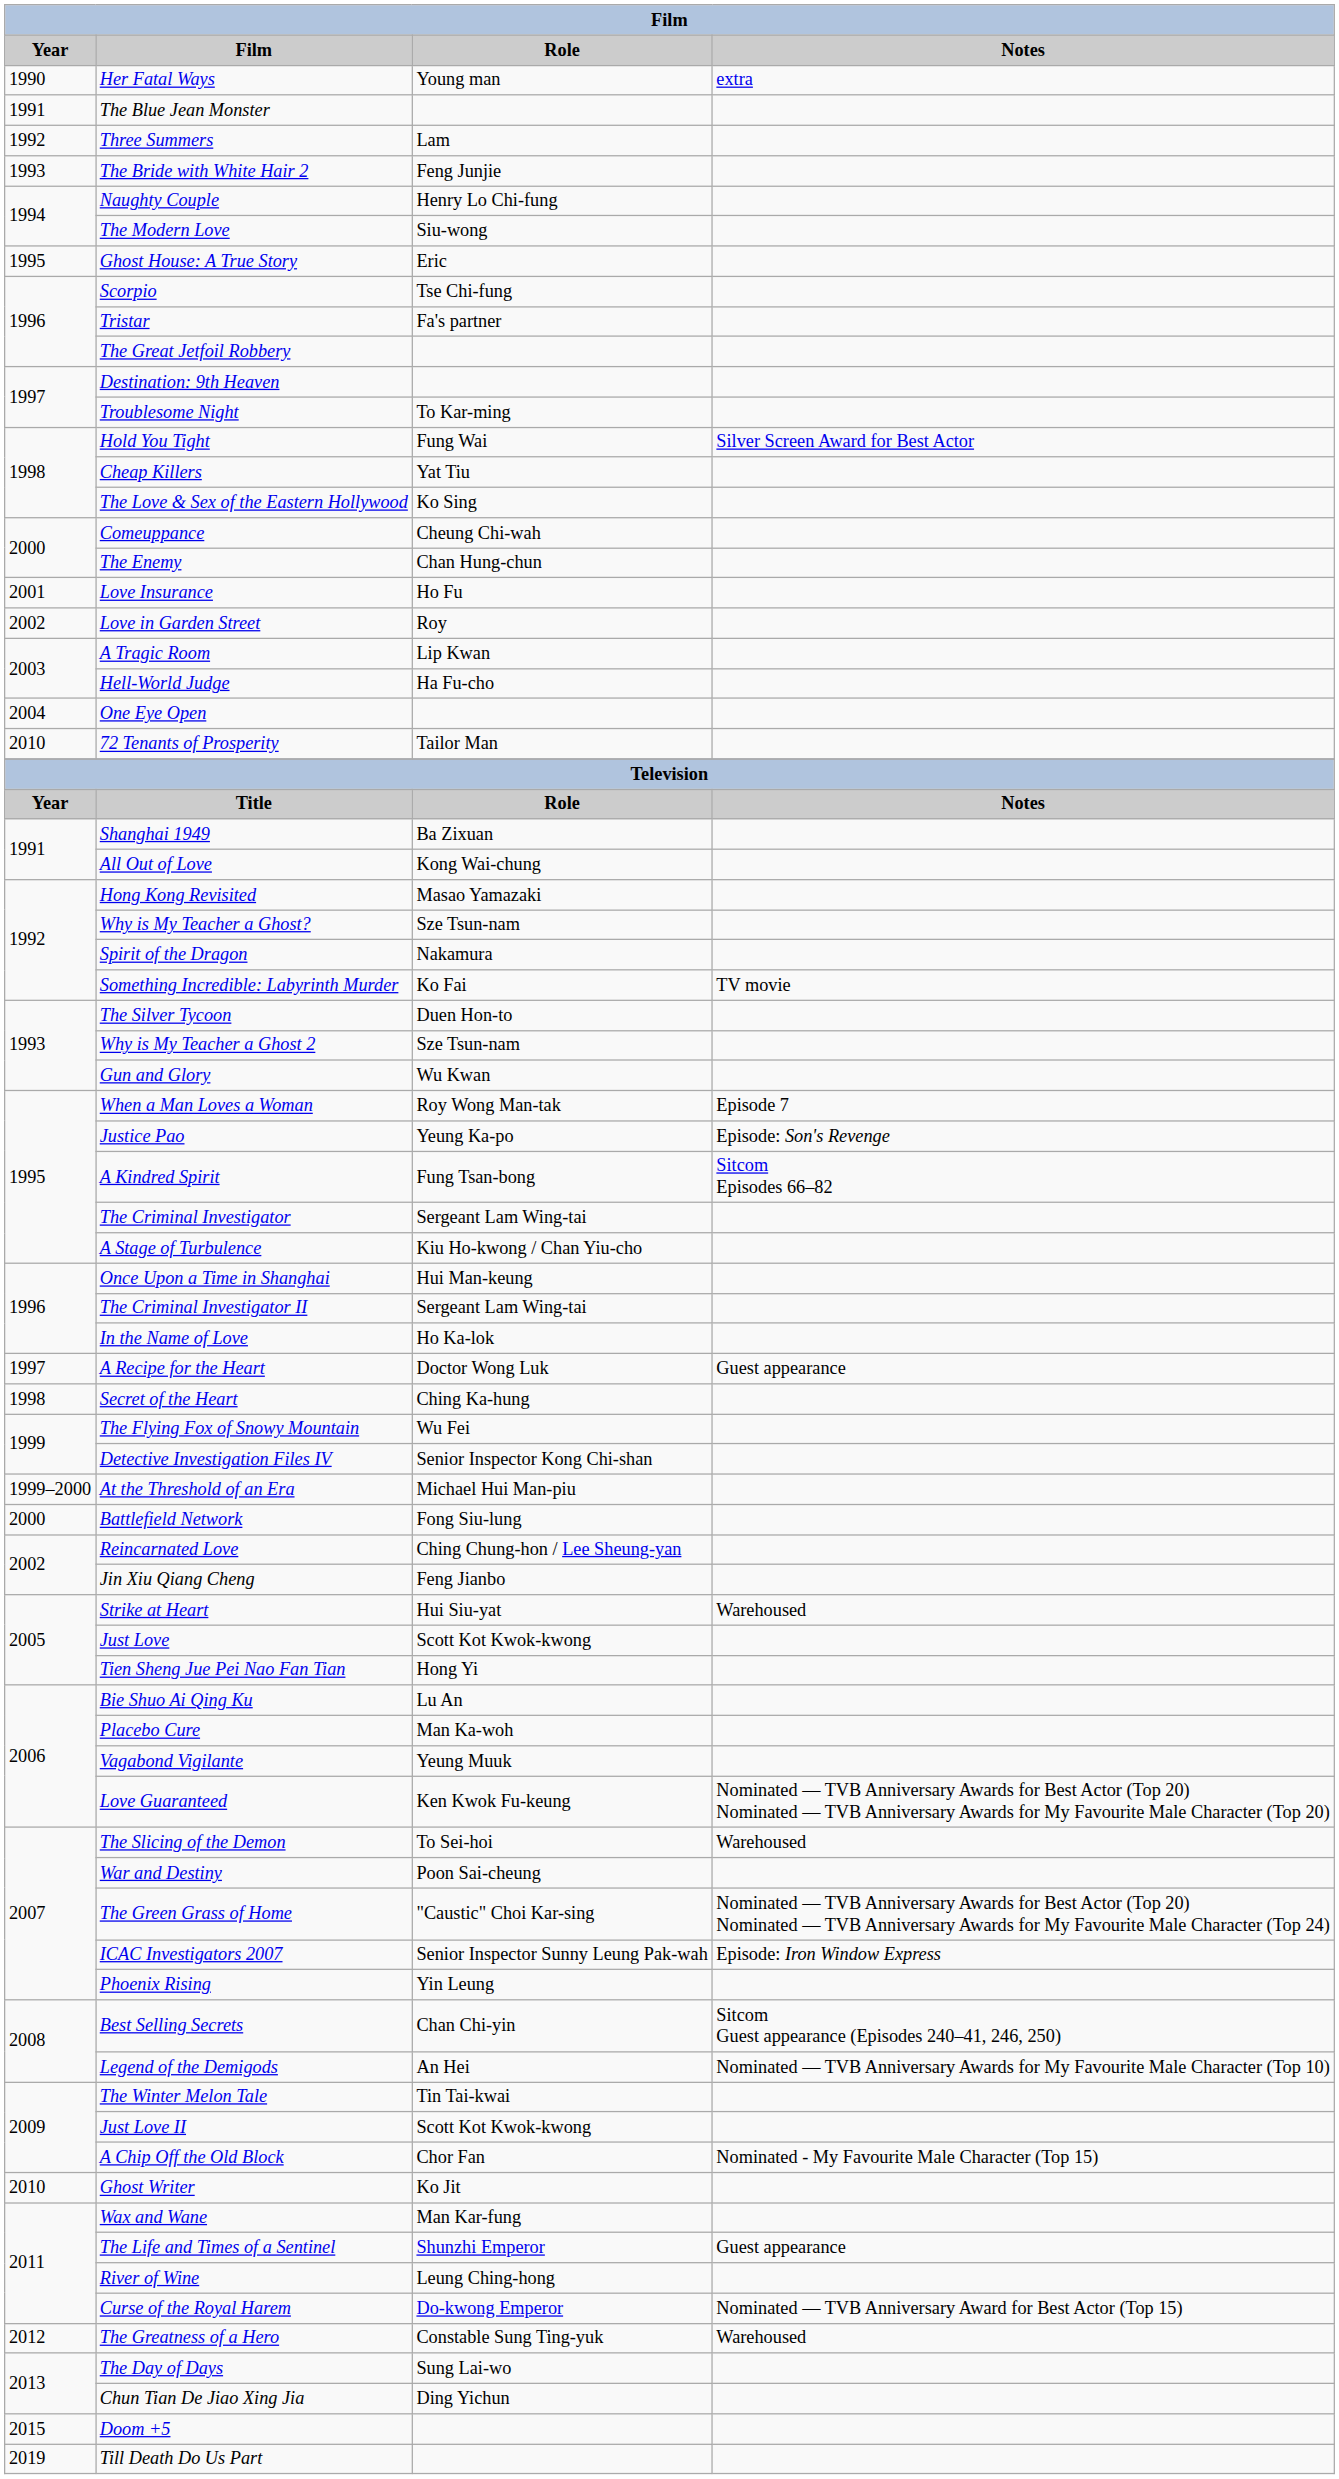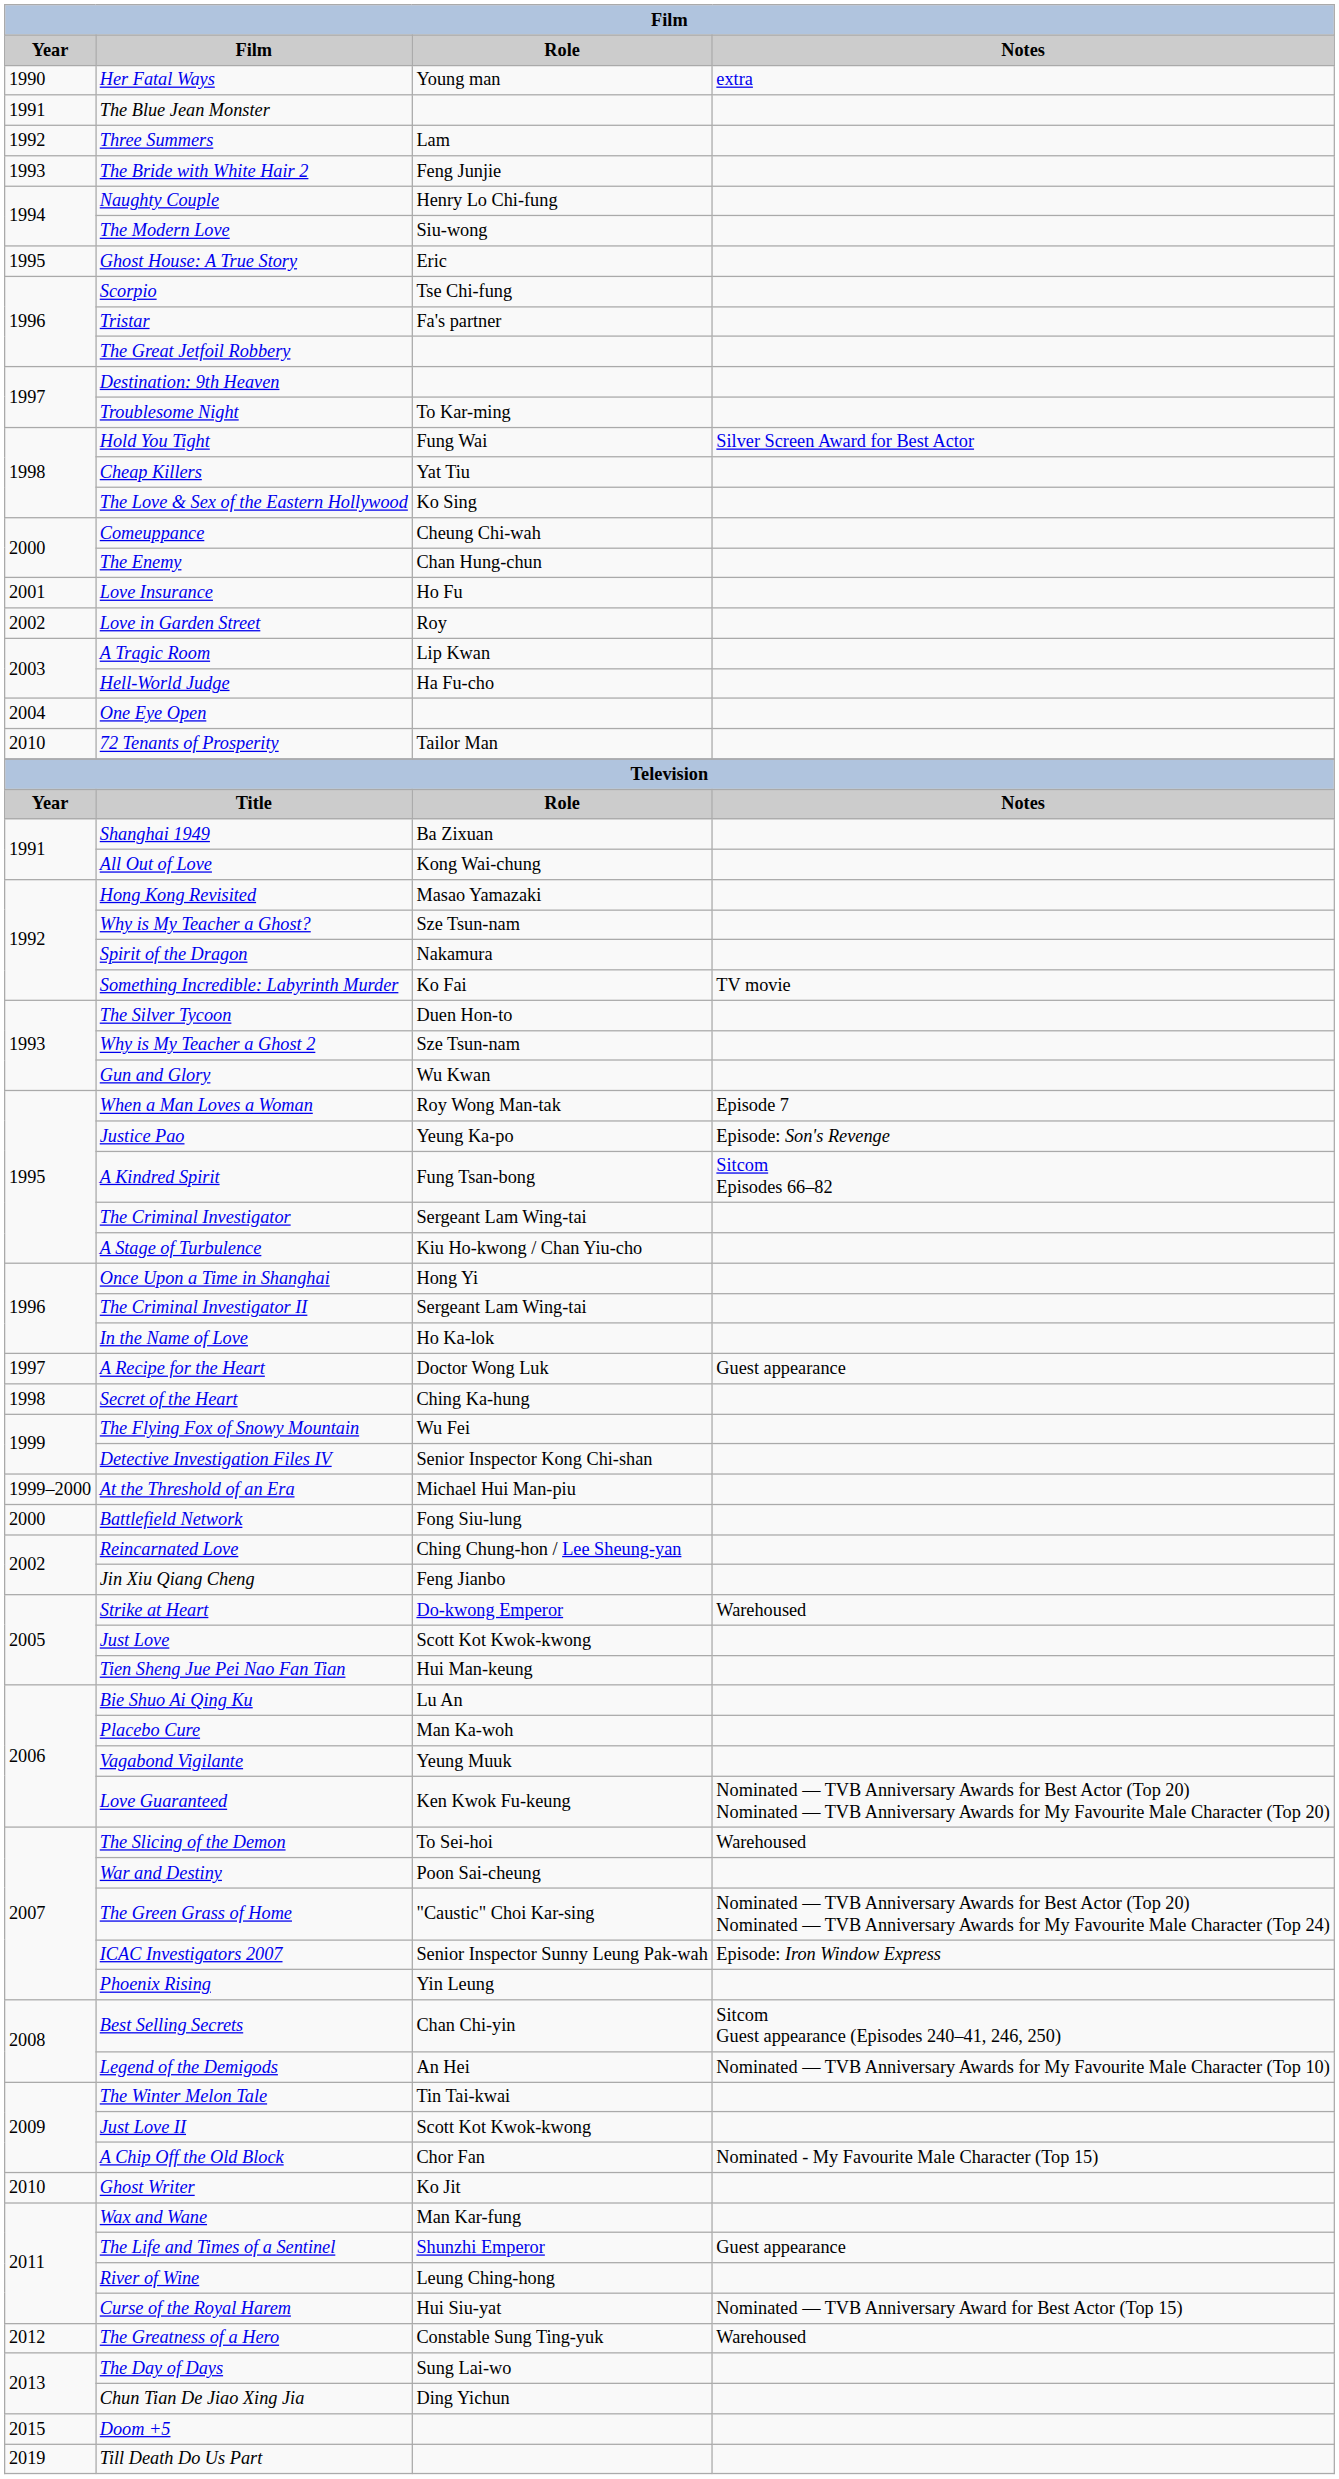(475, 1278) Hui Man-keung -> (447, 1278) Hong Yi
(459, 1610) Hui Siu-yat -> (490, 1610) Do-kwong Emperor
(447, 1670) Hong Yi -> (475, 1670) Hui Man-keung
(490, 2308) Do-kwong Emperor -> (459, 2308) Hui Siu-yat
